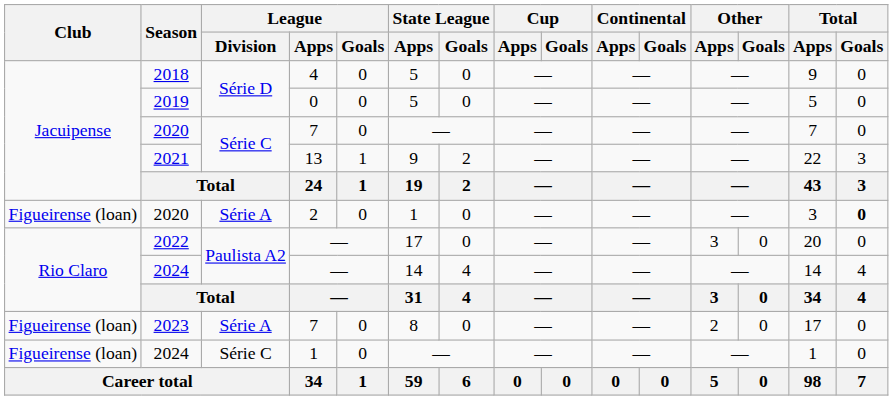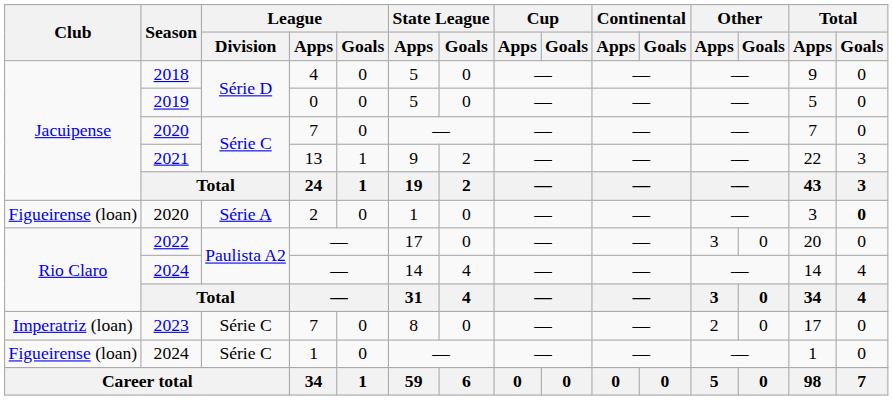(73, 325) Figueirense (loan) -> (73, 325) Imperatriz (loan)
(246, 325) Série A -> (246, 325) Série C
